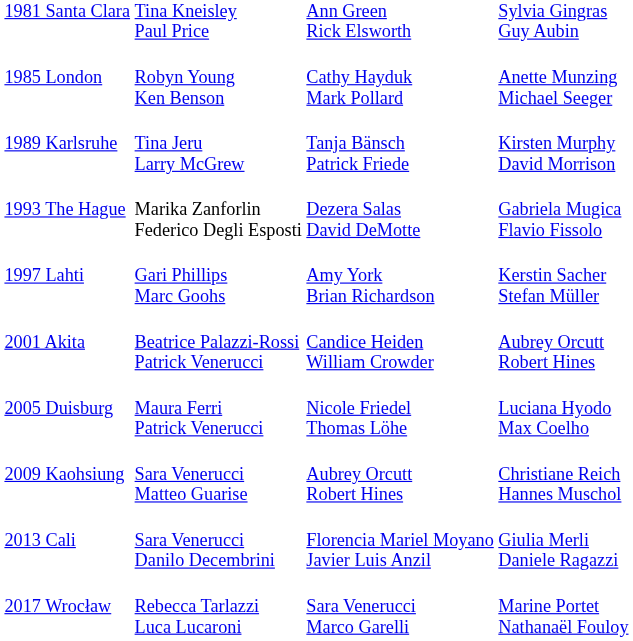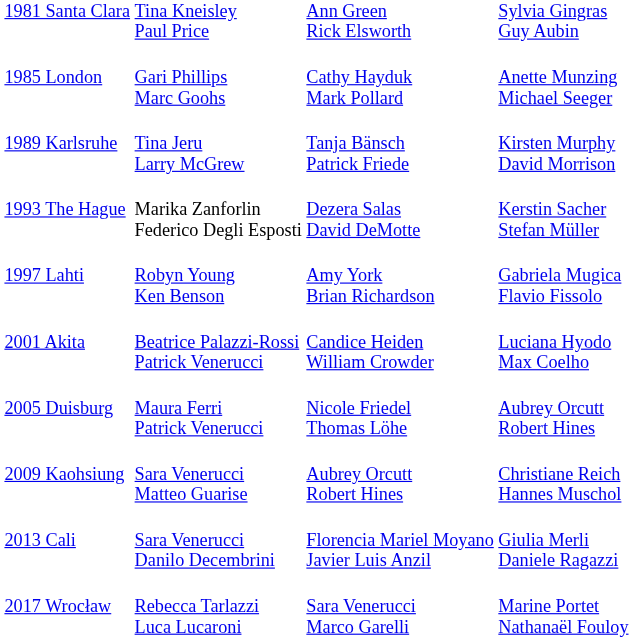(185, 87) Robyn Young Ken Benson -> (181, 87) Gari Phillips Marc Goohs
(560, 219) Gabriela Mugica Flavio Fissolo -> (552, 219) Kerstin Sacher Stefan Müller
(181, 285) Gari Phillips Marc Goohs -> (185, 285) Robyn Young Ken Benson
(552, 285) Kerstin Sacher Stefan Müller -> (560, 285) Gabriela Mugica Flavio Fissolo
(551, 351) Aubrey Orcutt Robert Hines -> (555, 351) Luciana Hyodo Max Coelho
(555, 418) Luciana Hyodo Max Coelho -> (551, 418) Aubrey Orcutt Robert Hines
